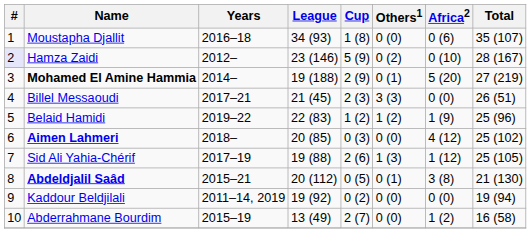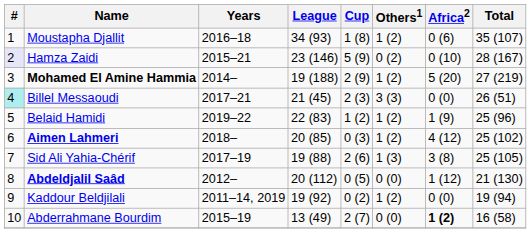(389, 37) 0 (0) -> (389, 37) 1 (2)
(219, 58) 2012– -> (226, 58) 2015–21
(389, 78) 0 (1) -> (389, 78) 1 (2)
(11, 98) no background -> (11, 98) paleturquoise background
(389, 138) 0 (0) -> (389, 138) 1 (2)
(445, 158) 1 (12) -> (441, 158) 3 (8)
(226, 178) 2015–21 -> (219, 178) 2012–
(389, 178) 0 (1) -> (389, 178) 0 (0)
(441, 178) 3 (8) -> (445, 178) 1 (12)
(389, 198) 0 (0) -> (389, 198) 1 (2)
(441, 218) normal -> (441, 218) bold
